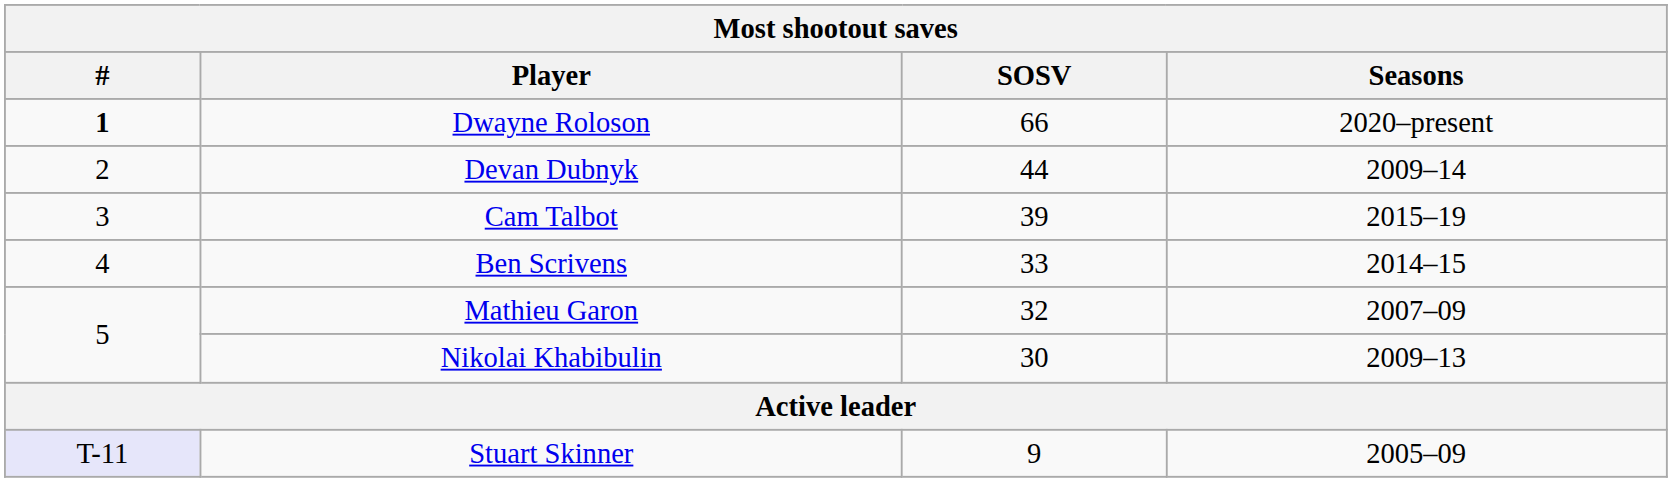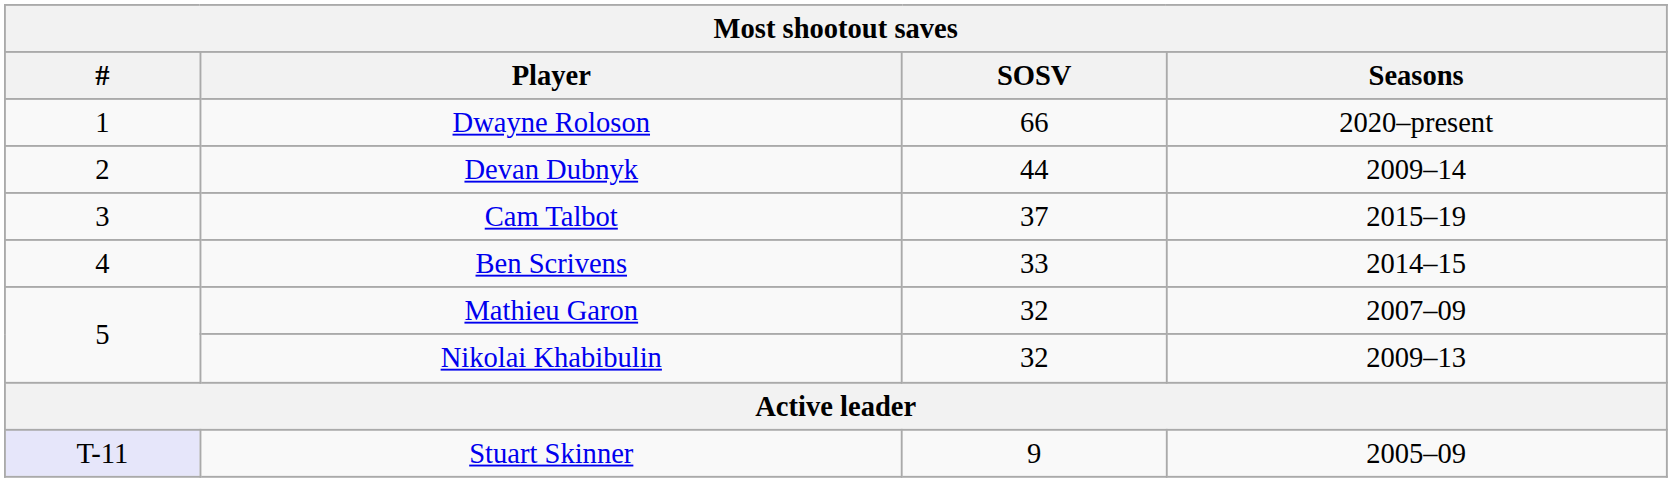(102, 122) bold -> (102, 122) normal
(1034, 216) 39 -> (1034, 216) 37
(1034, 358) 30 -> (1034, 358) 32
